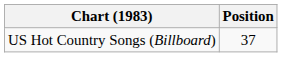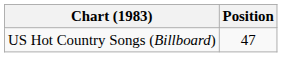(248, 39) 37 -> (248, 39) 47
